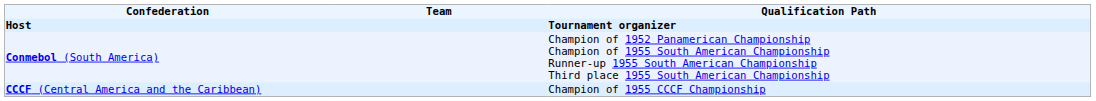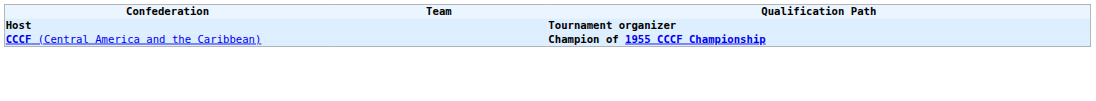- row: (82, 57)
(657, 89) normal -> (657, 39) bold
